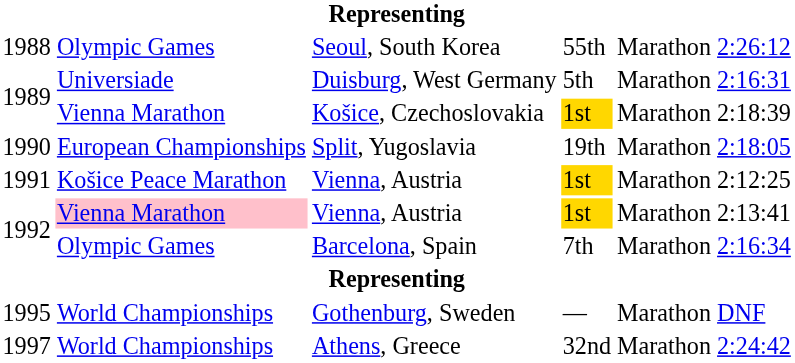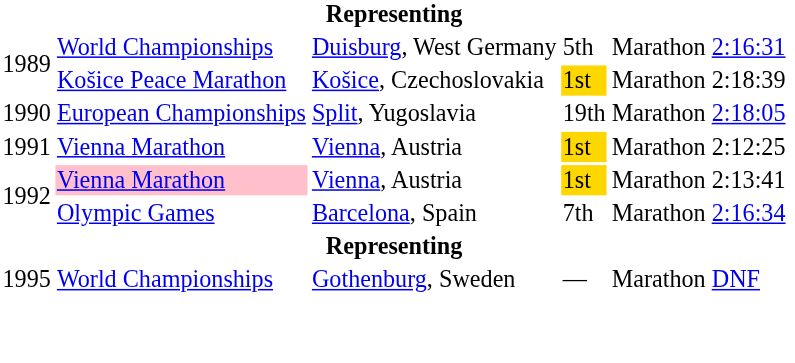- row: (27, 47)
(115, 80) Universiade -> (165, 47) World Championships
(141, 113) Vienna Marathon -> (172, 80) Košice Peace Marathon
(172, 179) Košice Peace Marathon -> (141, 146) Vienna Marathon
- row: (27, 346)
